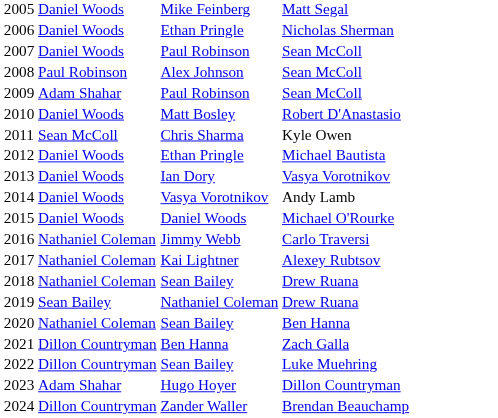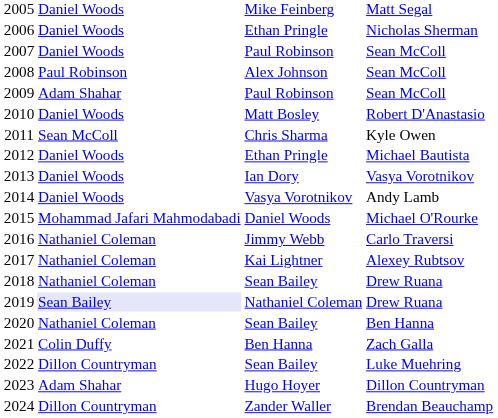(81, 218) Daniel Woods -> (139, 218) Mohammad Jafari Mahmodabadi
(75, 302) no background -> (75, 302) lavender background
(97, 343) Dillon Countryman -> (75, 343) Colin Duffy
